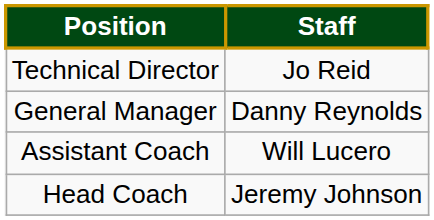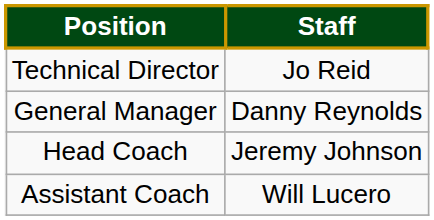rows swapped: (115, 193) <-> (115, 152)
